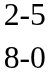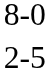rows swapped: (25, 14) <-> (25, 57)
